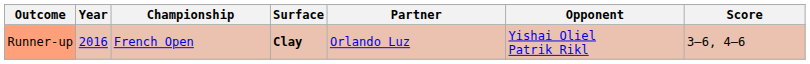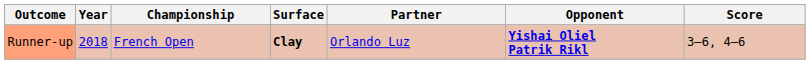(93, 42) 2016 -> (93, 42) 2018
(552, 42) normal -> (552, 42) bold
